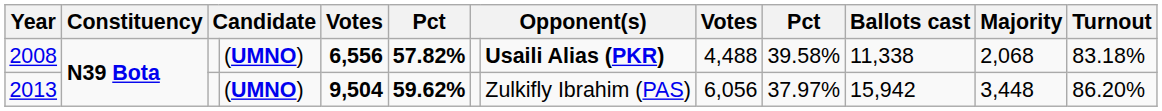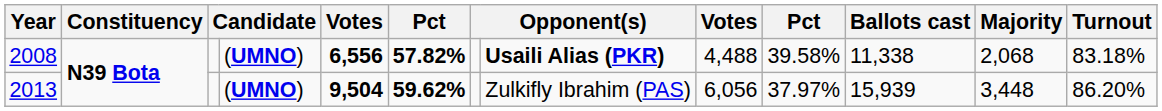(883, 90) 15,942 -> (883, 90) 15,939
